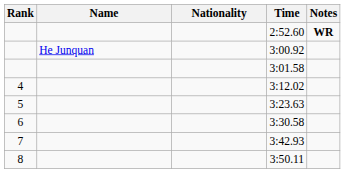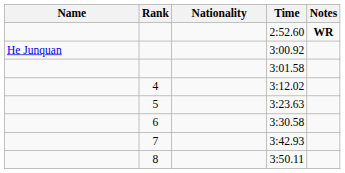columns swapped: (20, 13) <-> (104, 13)
